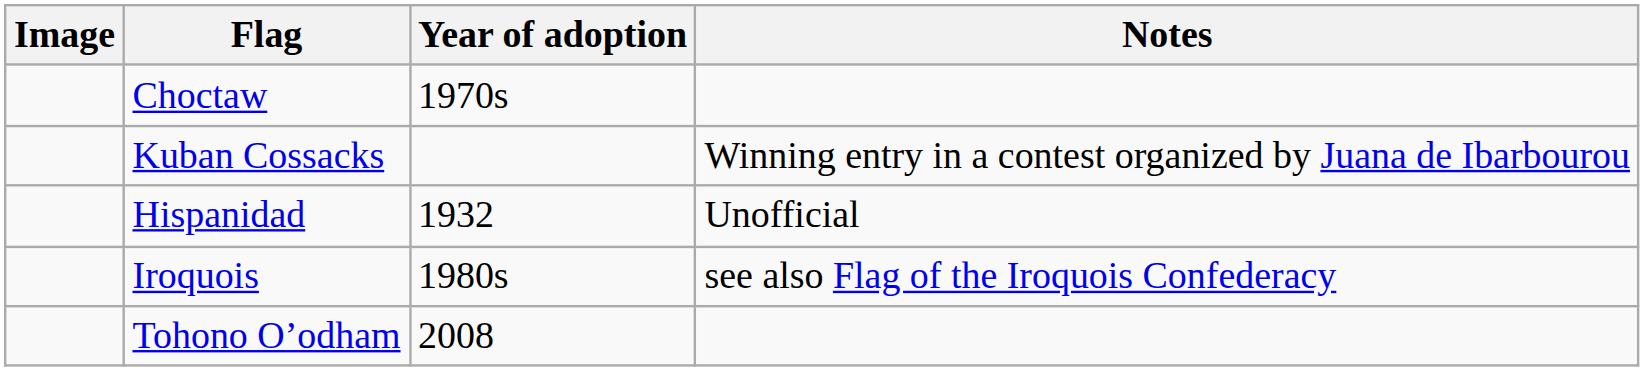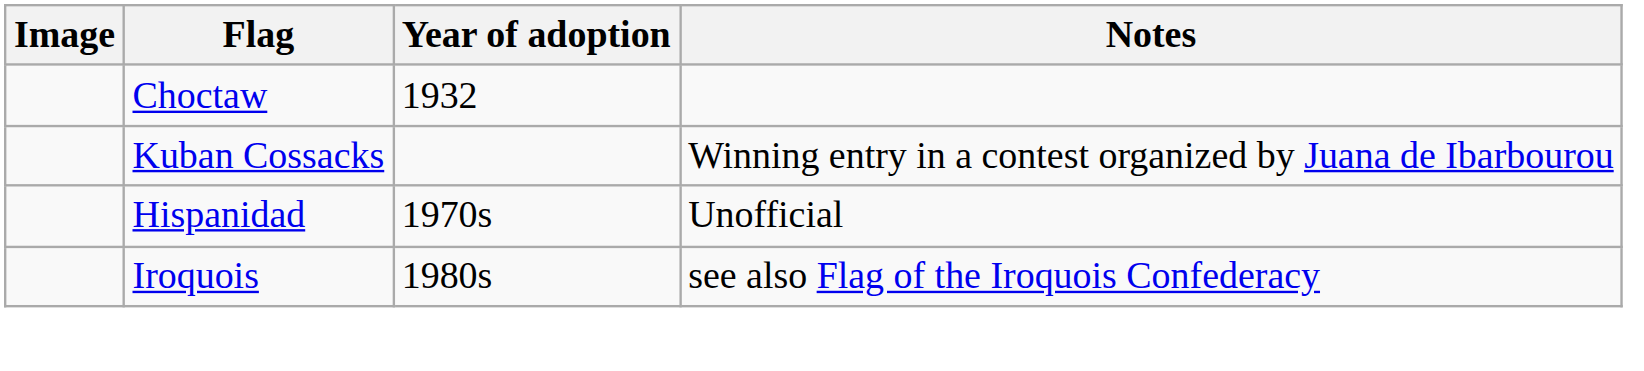(463, 94) 1970s -> (440, 94) 1932
(456, 214) 1932 -> (447, 214) 1970s
- row: (267, 335)
